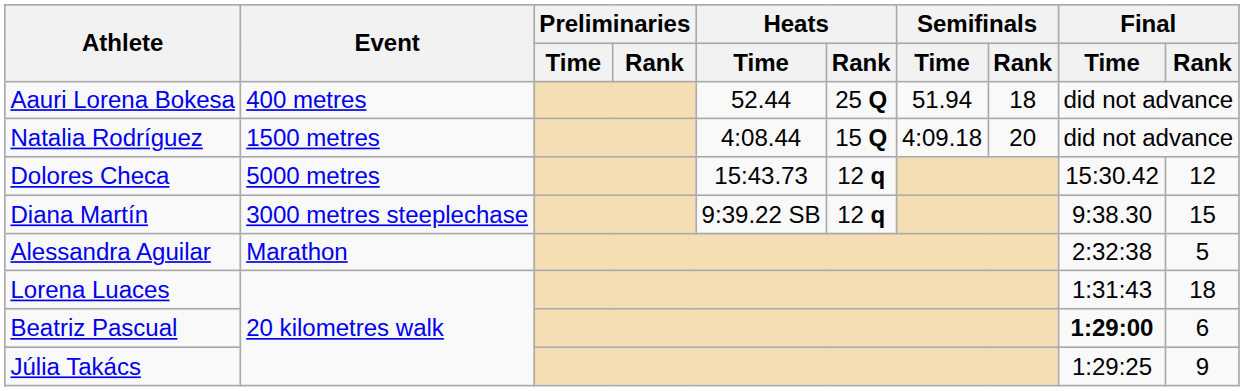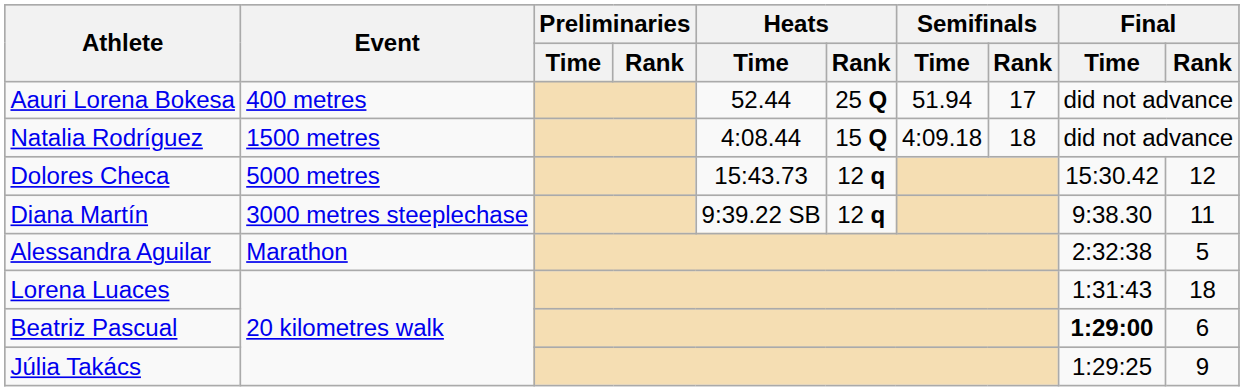(1023, 100) 18 -> (1023, 100) 17
(1023, 138) 20 -> (1023, 138) 18
(1202, 214) 15 -> (1202, 214) 11
